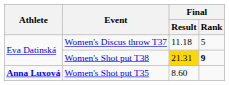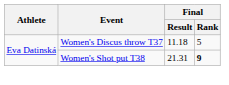(182, 58) gold background -> (178, 58) no background
- row: (107, 73)
